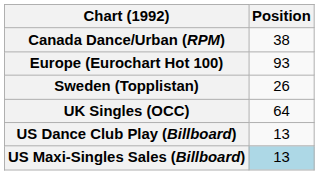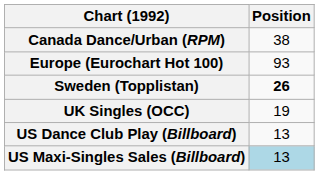(281, 87) normal -> (281, 87) bold
(281, 110) 64 -> (281, 110) 19
